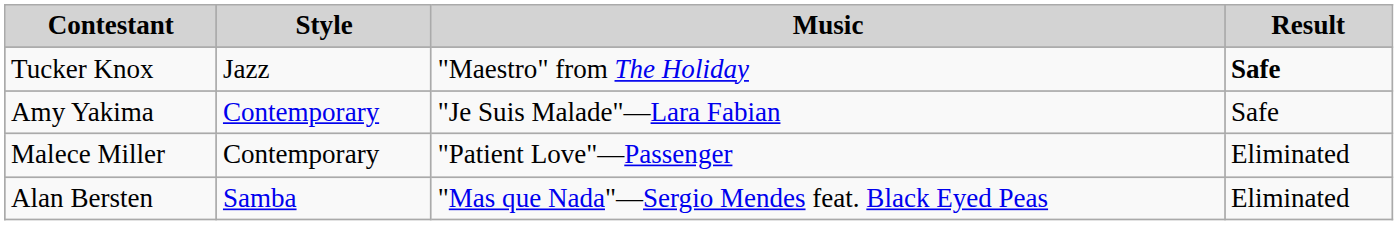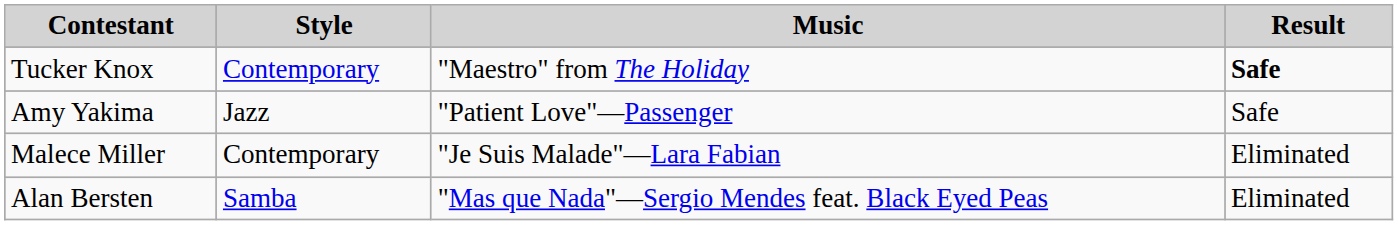(246, 68) Jazz -> (301, 68) Contemporary
(301, 111) Contemporary -> (246, 111) Jazz
(609, 111) "Je Suis Malade"—Lara Fabian -> (585, 111) "Patient Love"—Passenger
(585, 154) "Patient Love"—Passenger -> (609, 154) "Je Suis Malade"—Lara Fabian
